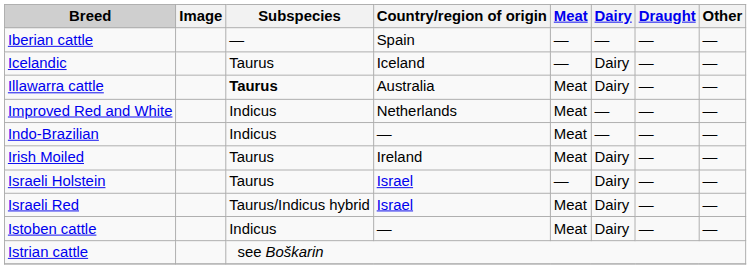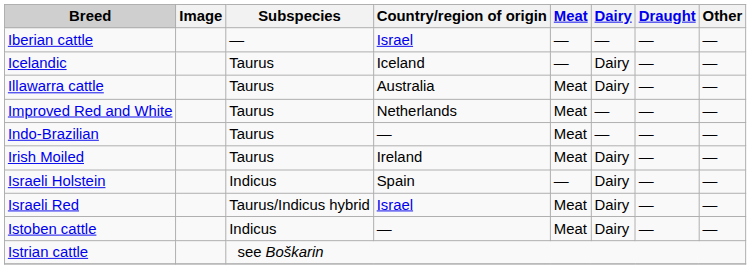(396, 39) Spain -> (395, 39) Israel
(253, 87) bold -> (252, 87) normal
(253, 110) Indicus -> (252, 110) Taurus
(253, 134) Indicus -> (252, 134) Taurus
(252, 181) Taurus -> (253, 181) Indicus
(395, 181) Israel -> (396, 181) Spain
